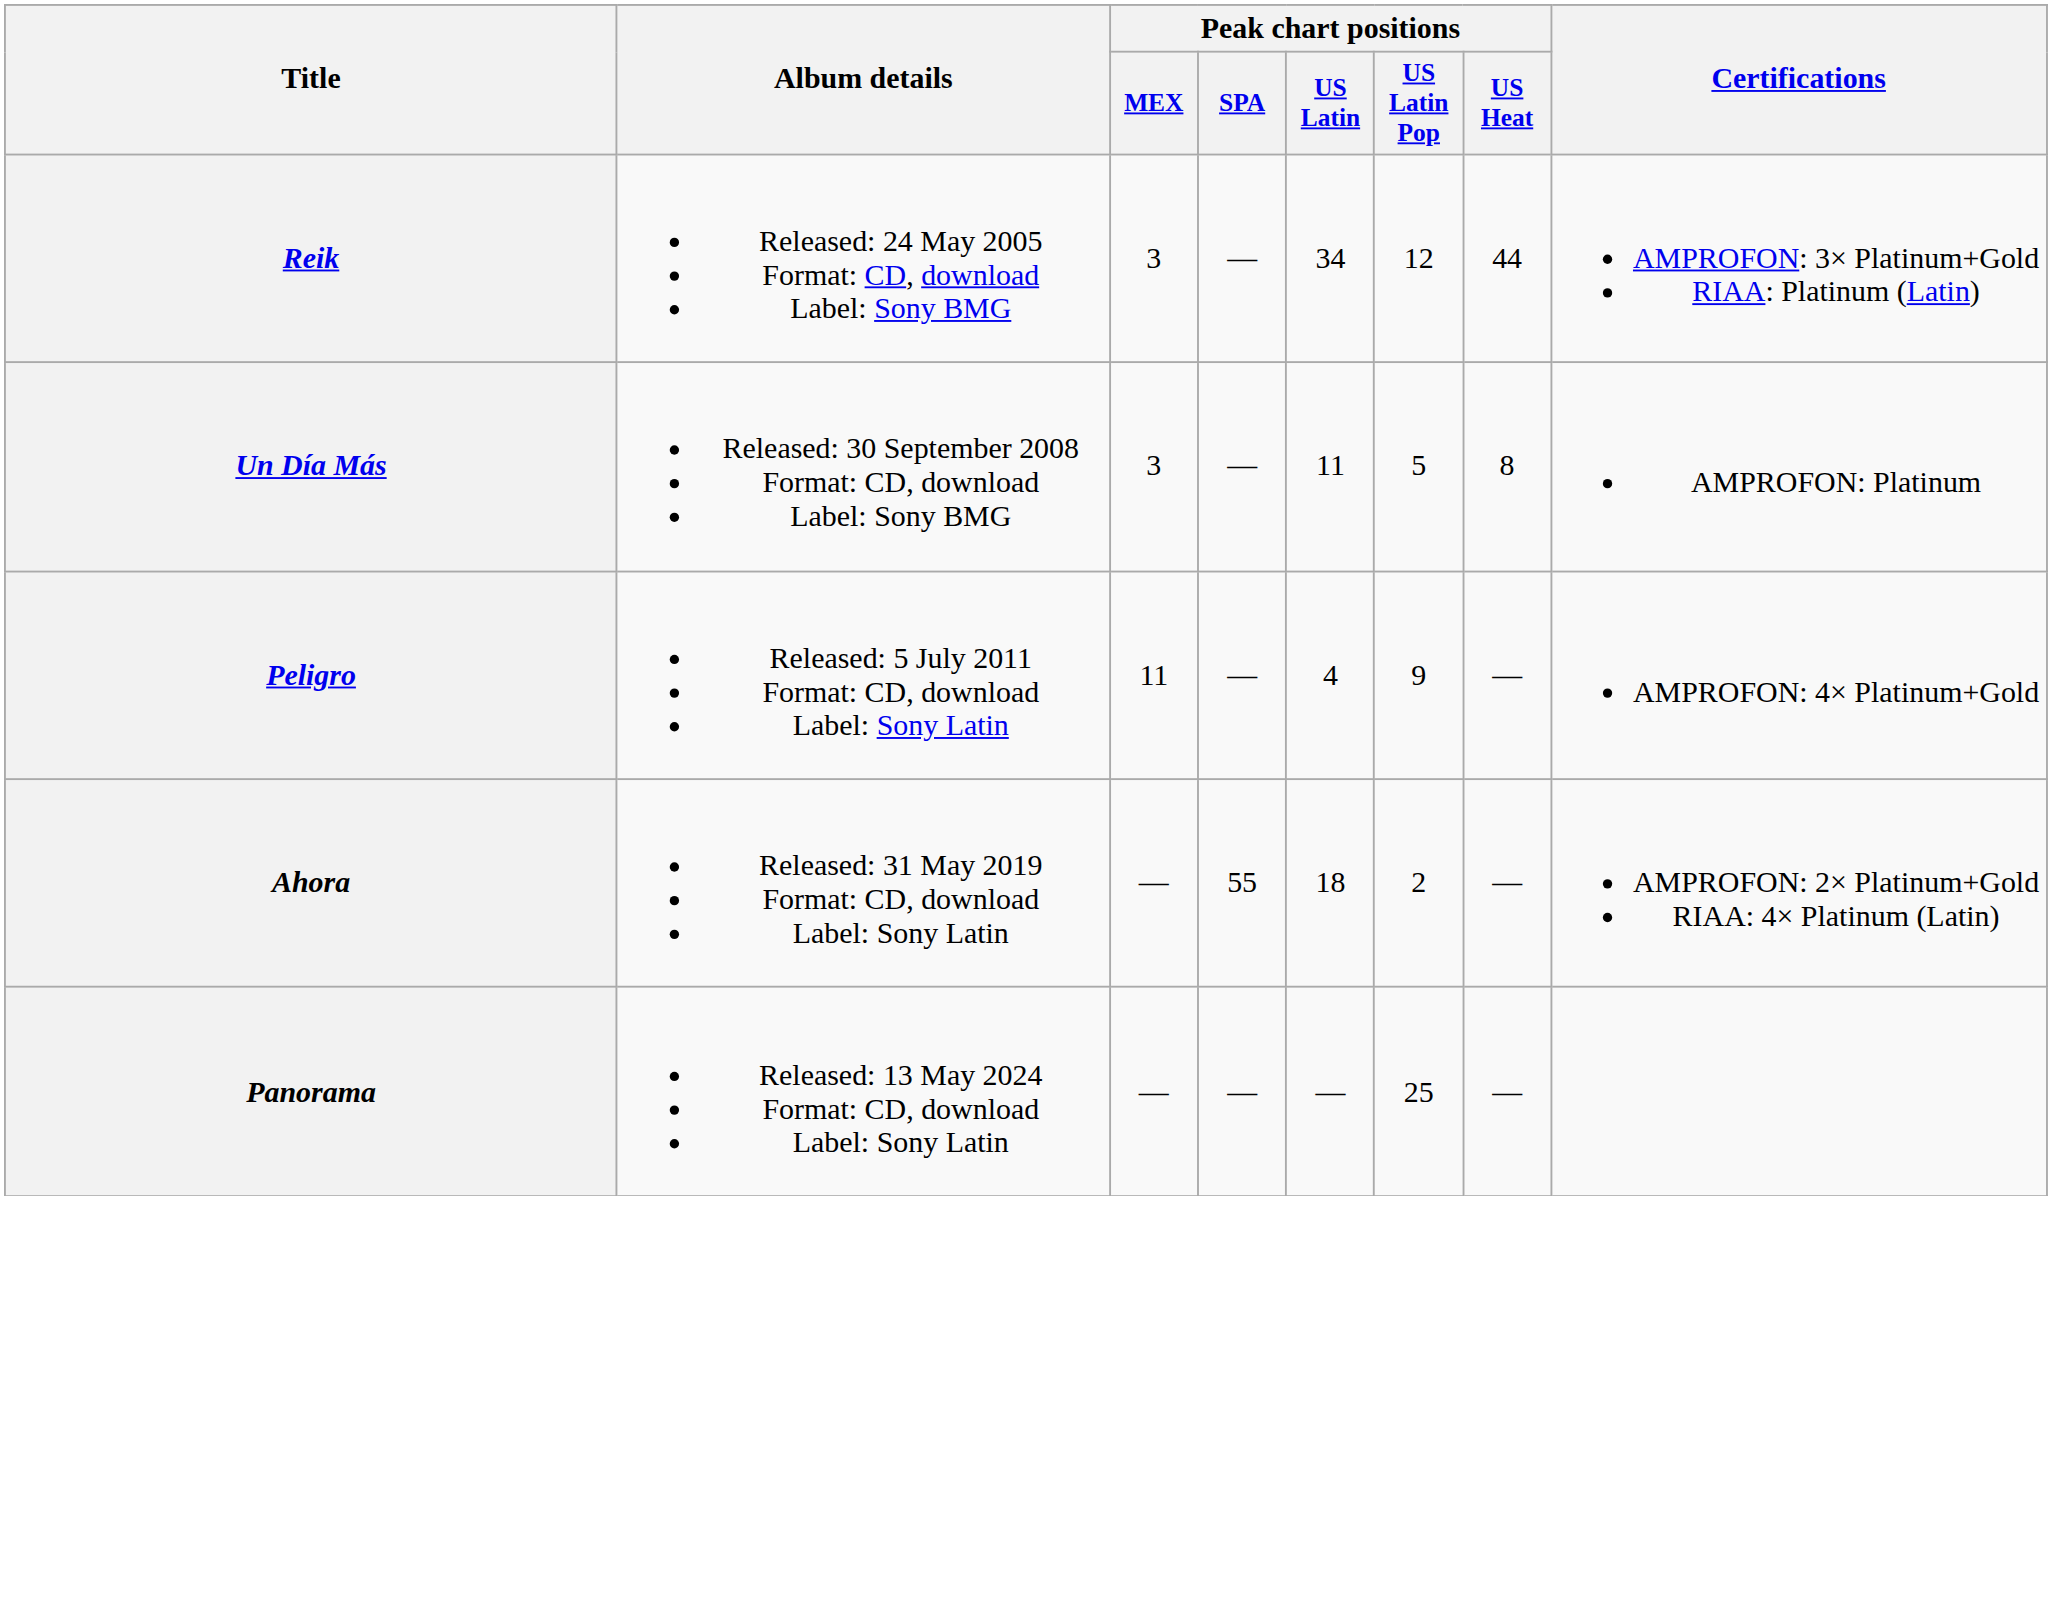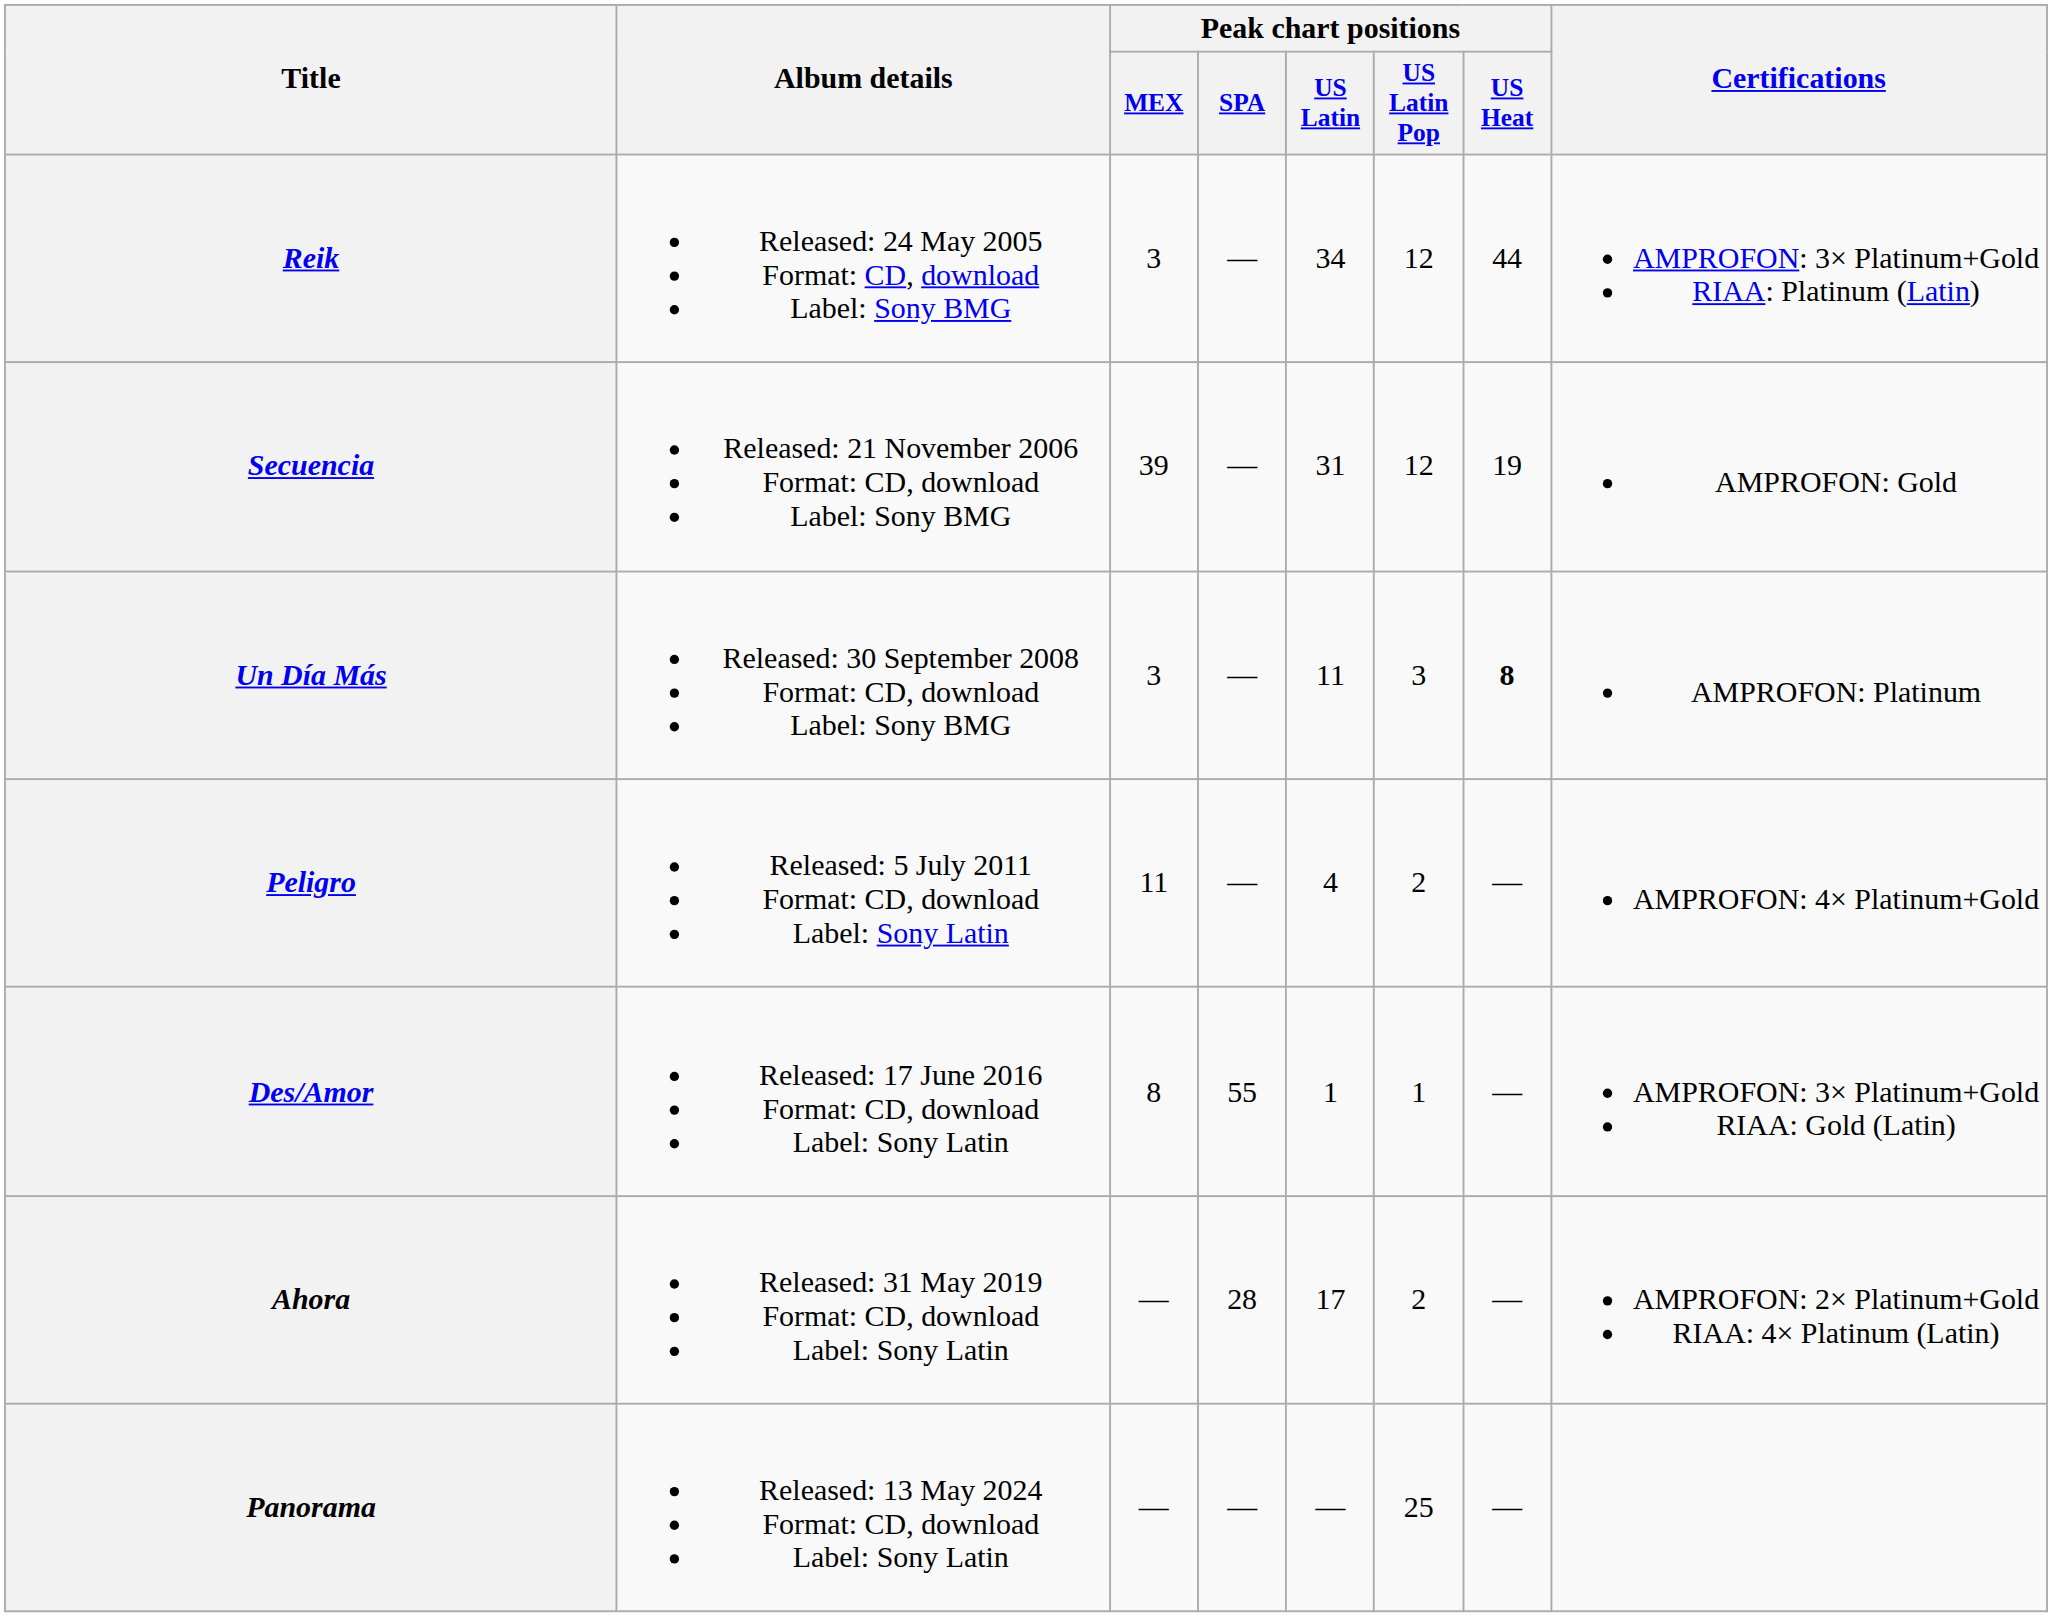+ row: (311, 466)
(1419, 466) 5 -> (1419, 674) 3
(1507, 466) normal -> (1507, 674) bold
(1419, 674) 9 -> (1419, 882) 2
+ row: (311, 1090)
(1242, 882) 55 -> (1242, 1299) 28
(1330, 882) 18 -> (1330, 1299) 17
